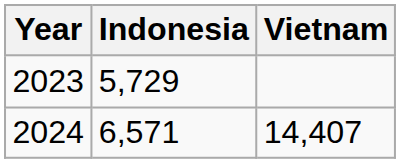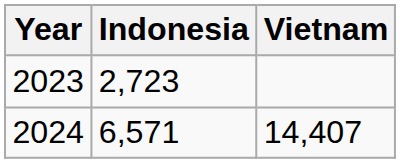(139, 81) 5,729 -> (139, 81) 2,723
